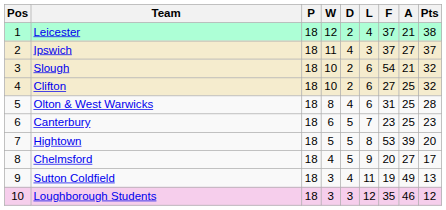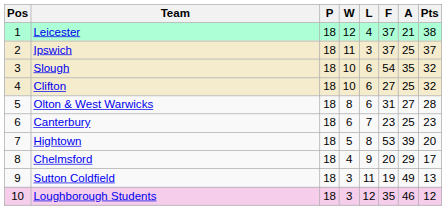- column: (350, 13)
(408, 50) 27 -> (408, 50) 25
(408, 68) 21 -> (408, 68) 35
(408, 104) 25 -> (408, 104) 27
(408, 159) 27 -> (408, 159) 29
